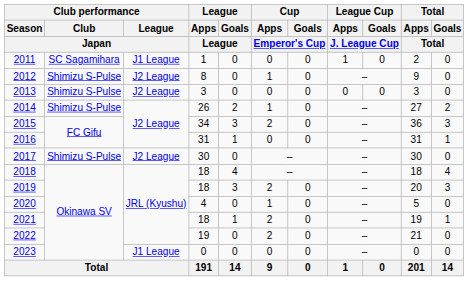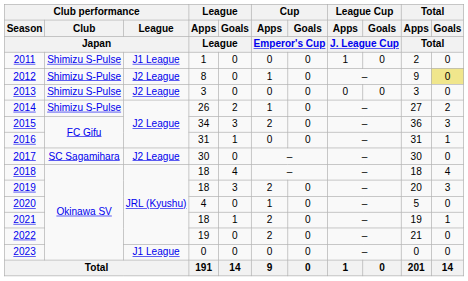(84, 60) SC Sagamihara -> (84, 60) Shimizu S-Pulse
(447, 76) no background -> (447, 76) khaki background
(84, 156) Shimizu S-Pulse -> (84, 156) SC Sagamihara
